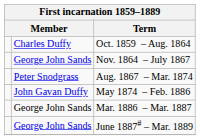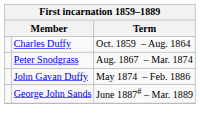- row: (143, 60)
- row: (144, 108)
